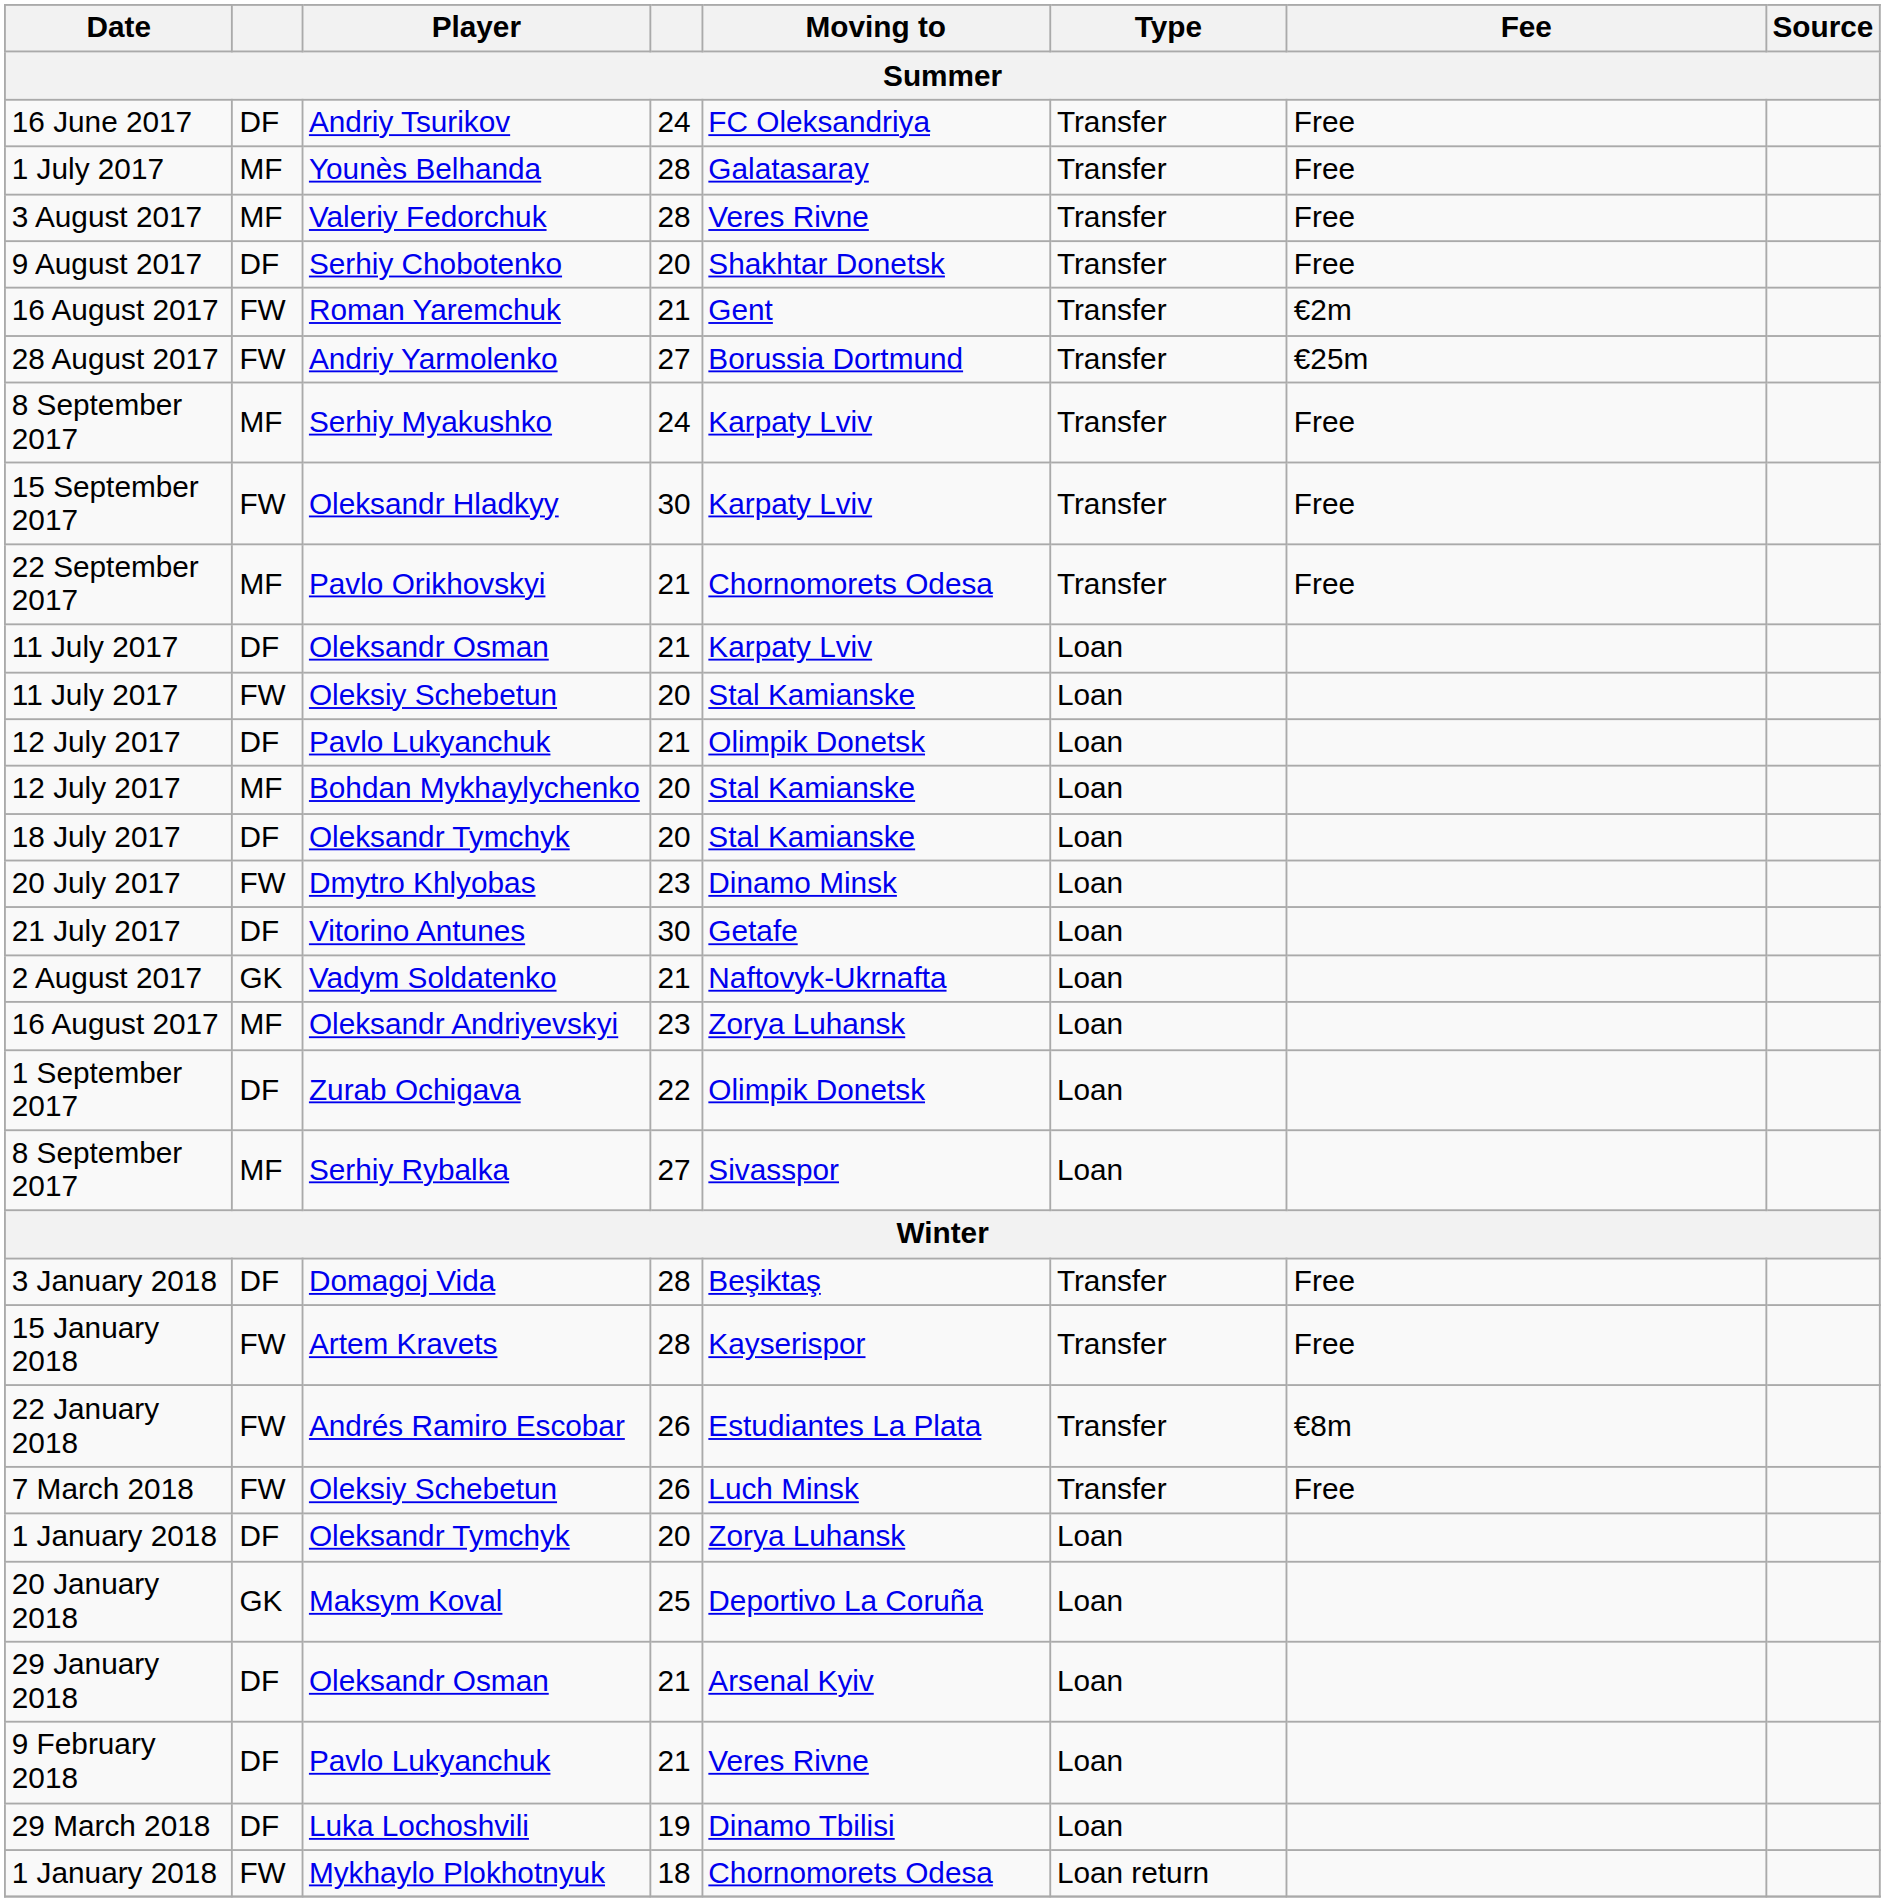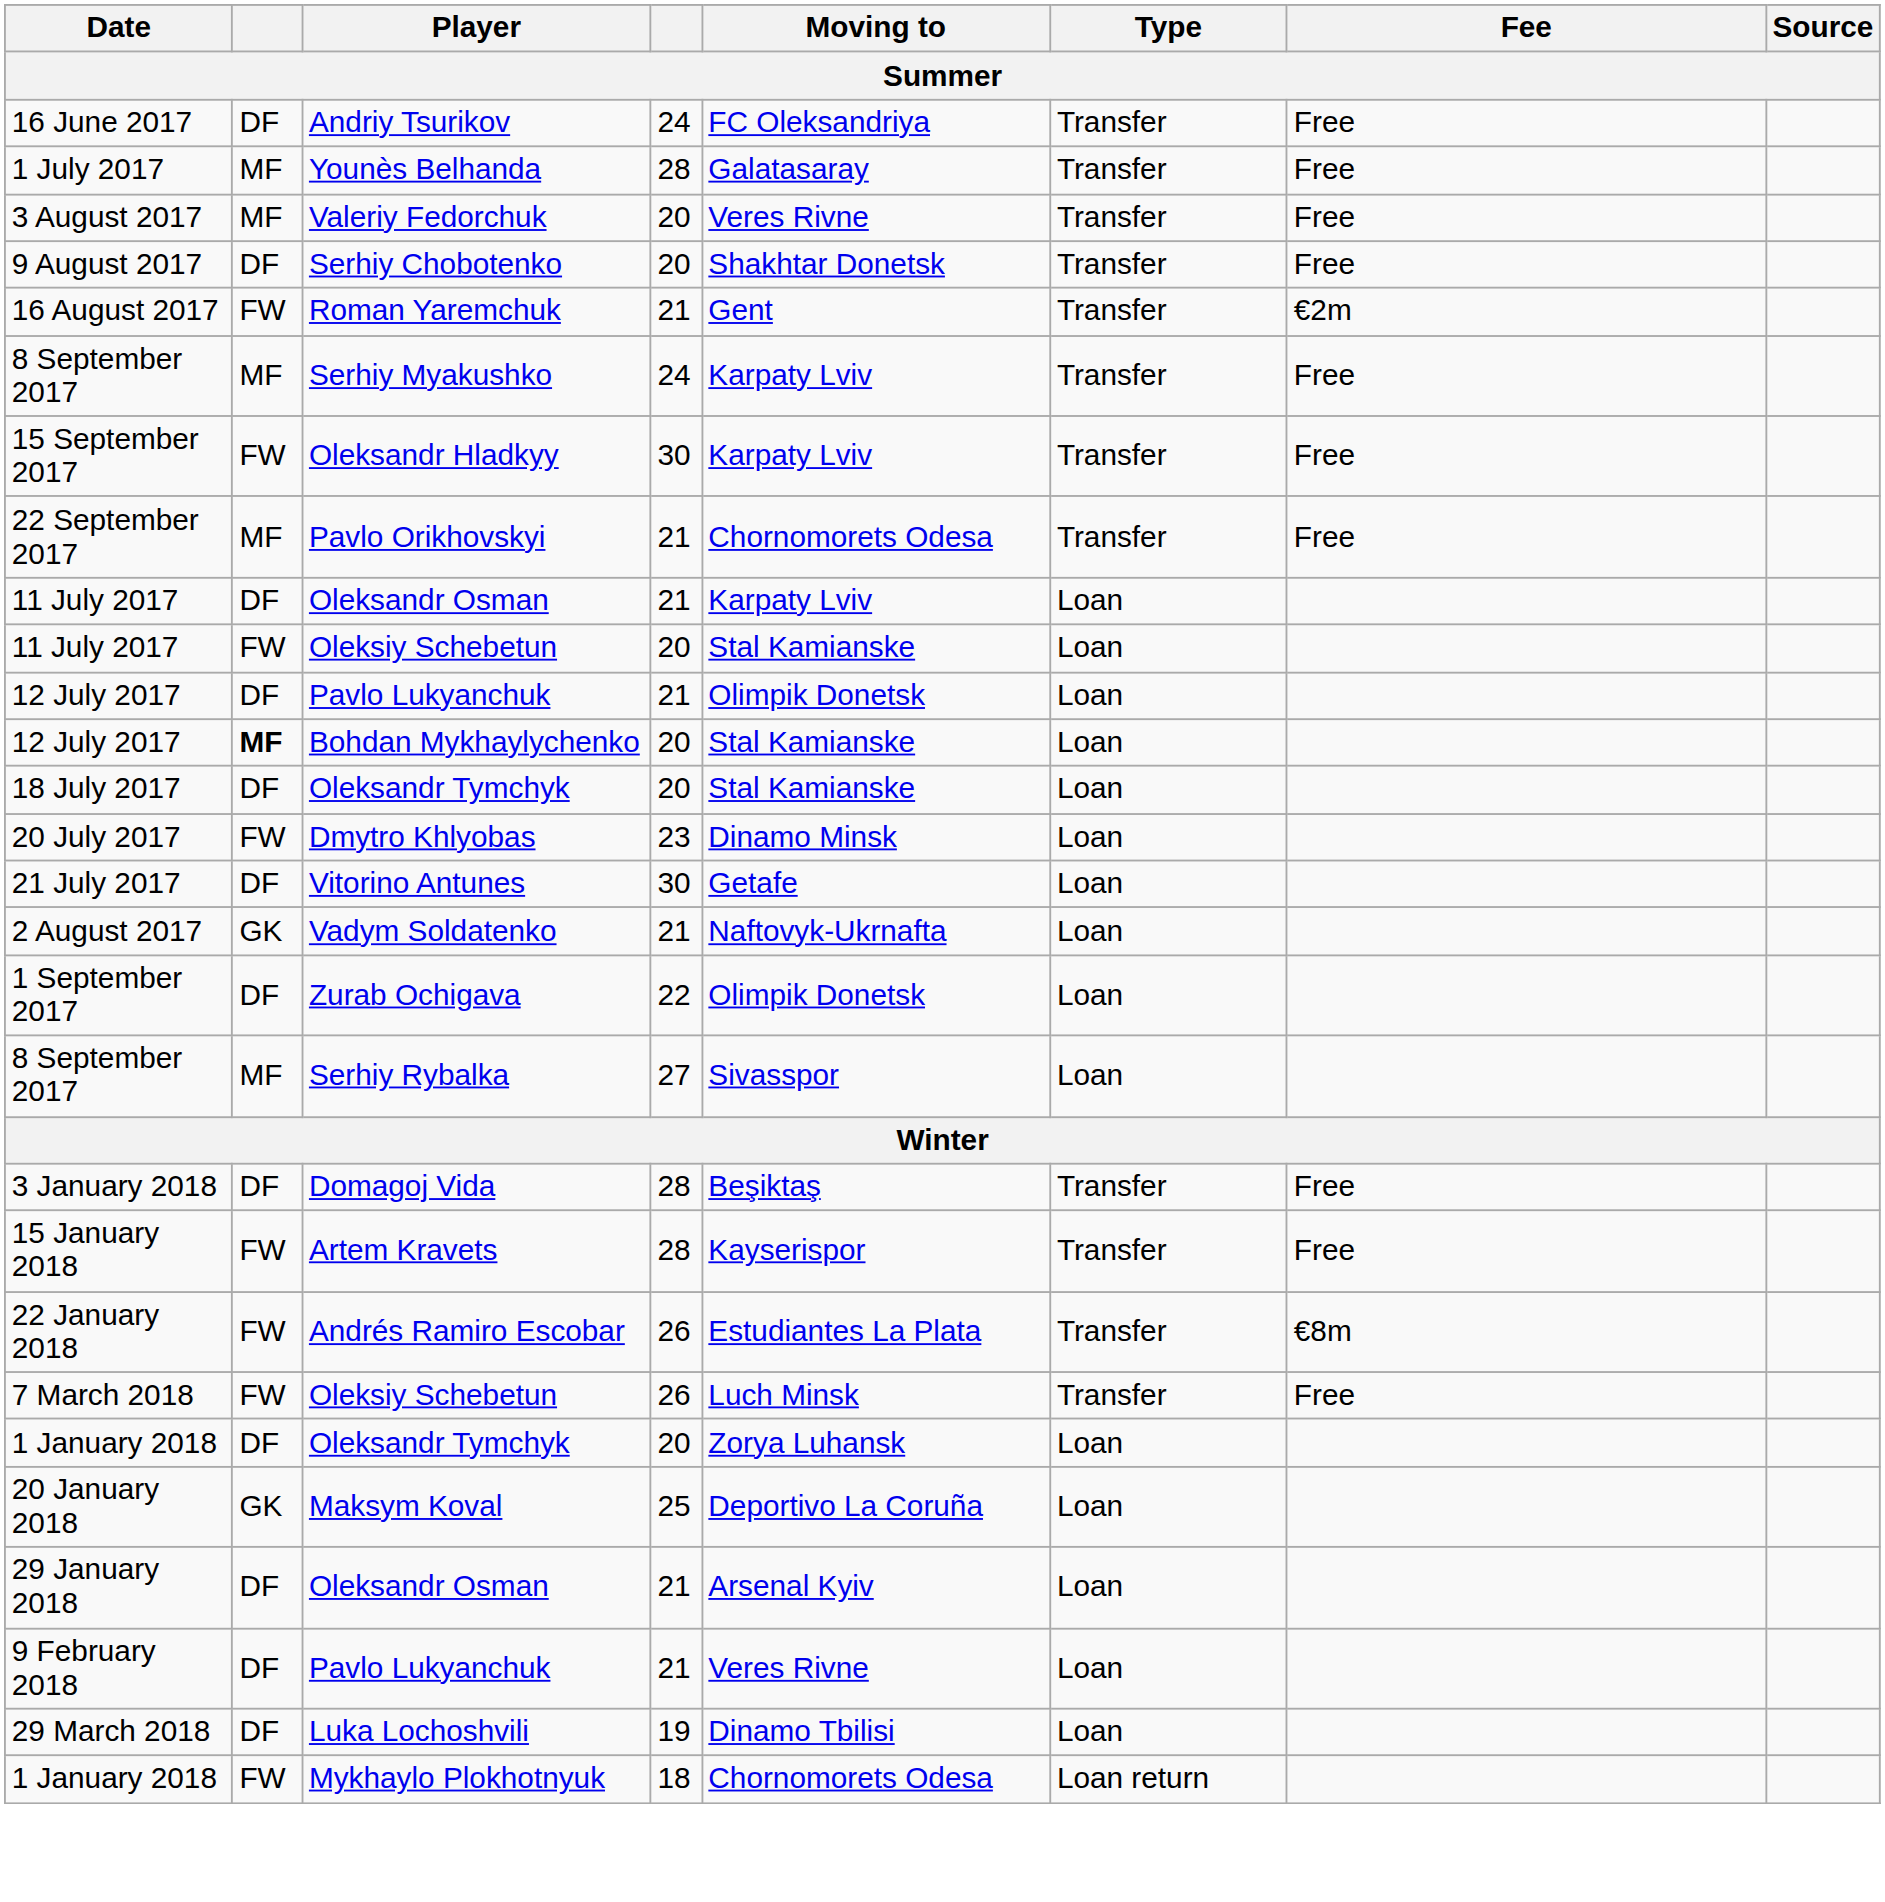(674, 216) 28 -> (674, 216) 20
- row: (115, 358)
(261, 789) normal -> (261, 742) bold
- row: (115, 1025)
